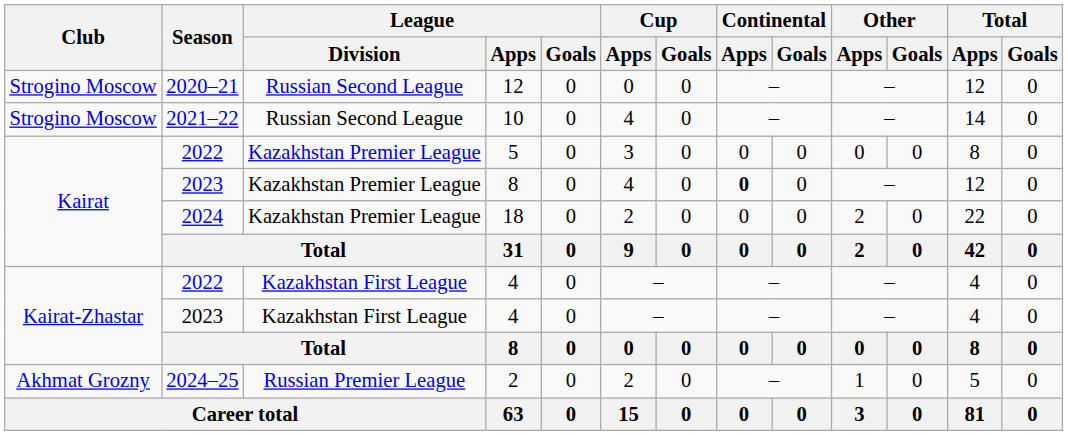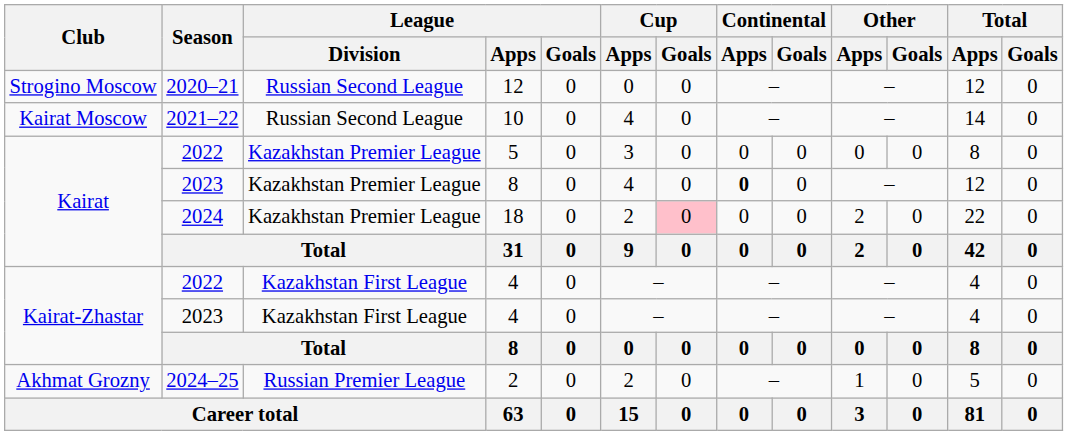(83, 119) Strogino Moscow -> (83, 119) Kairat Moscow
(686, 217) no background -> (686, 217) pink background
